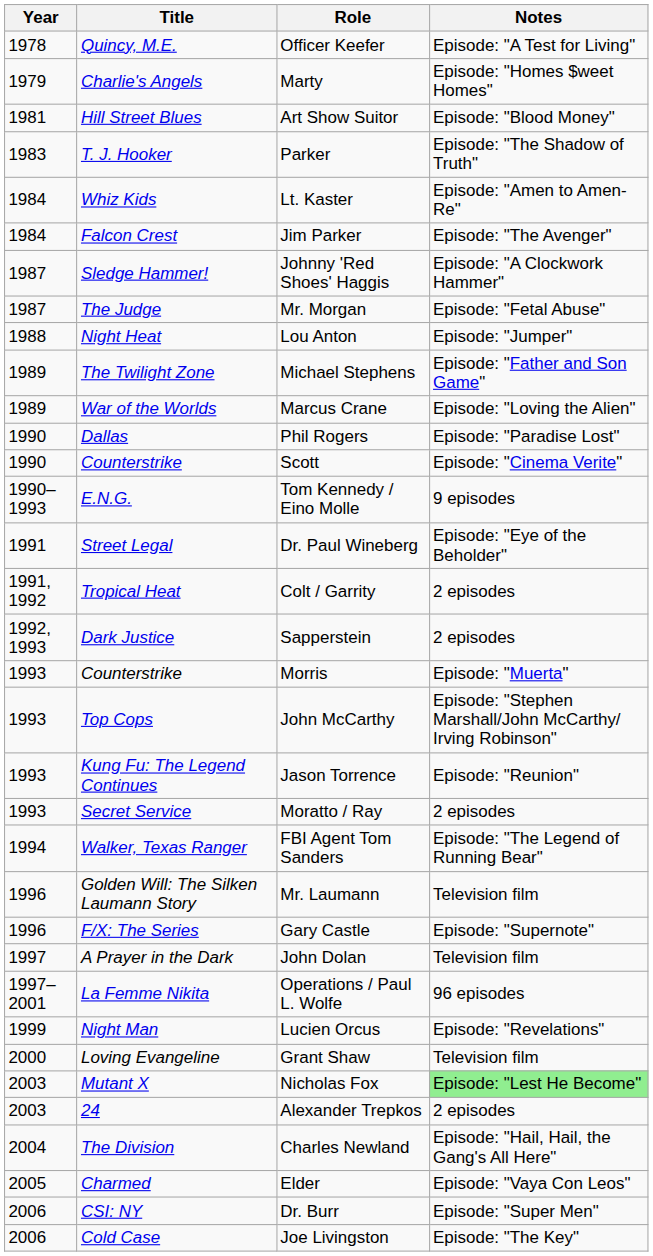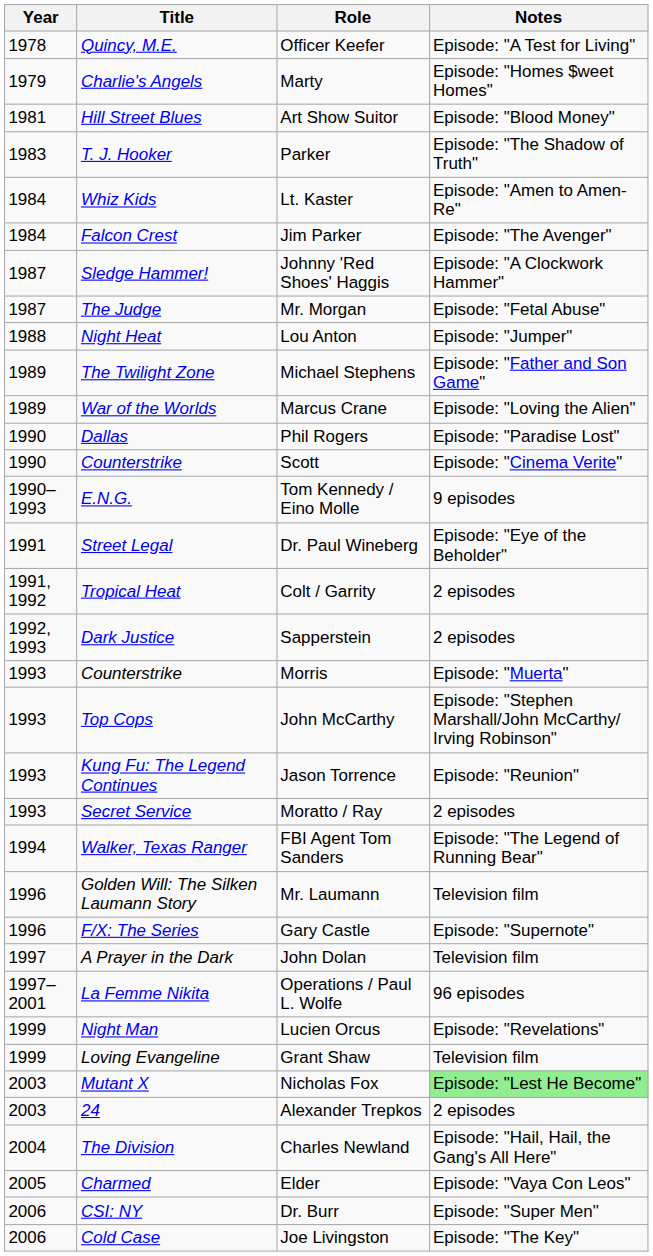(27, 1057) 2000 -> (27, 1057) 1999
